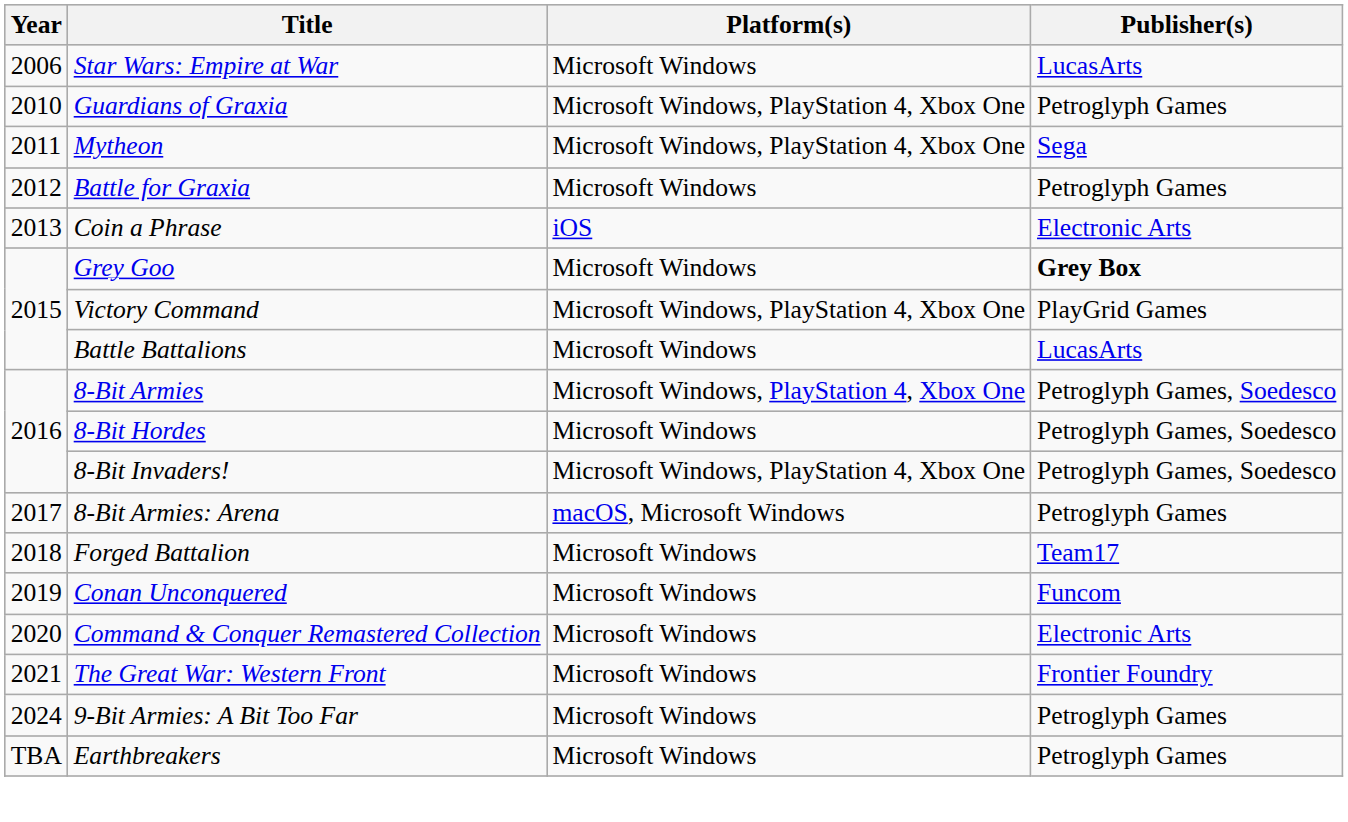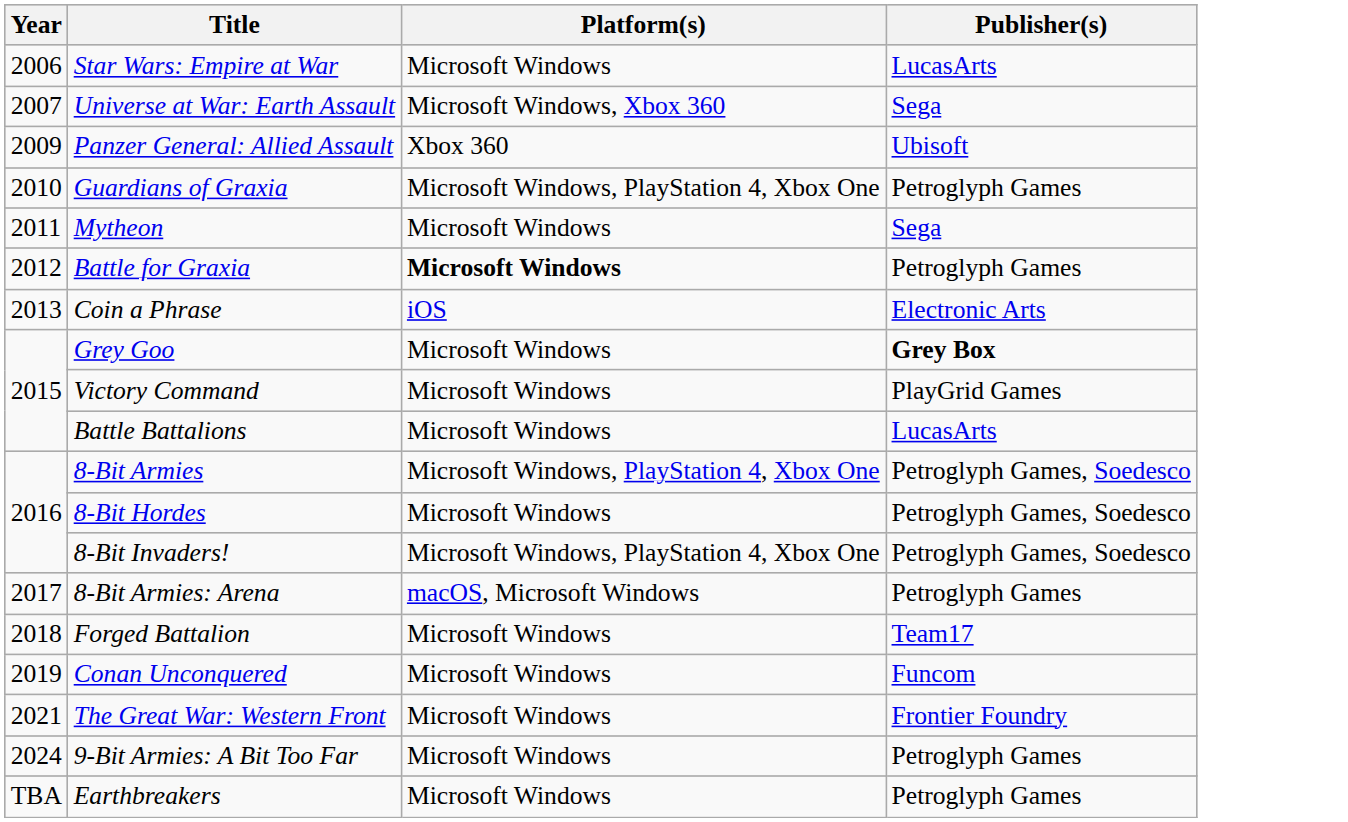+ row: (234, 106)
+ row: (234, 146)
(789, 146) Microsoft Windows, PlayStation 4, Xbox One -> (509, 227) Microsoft Windows
(654, 187) normal -> (514, 268) bold
(789, 308) Microsoft Windows, PlayStation 4, Xbox One -> (509, 390) Microsoft Windows
- row: (307, 633)
